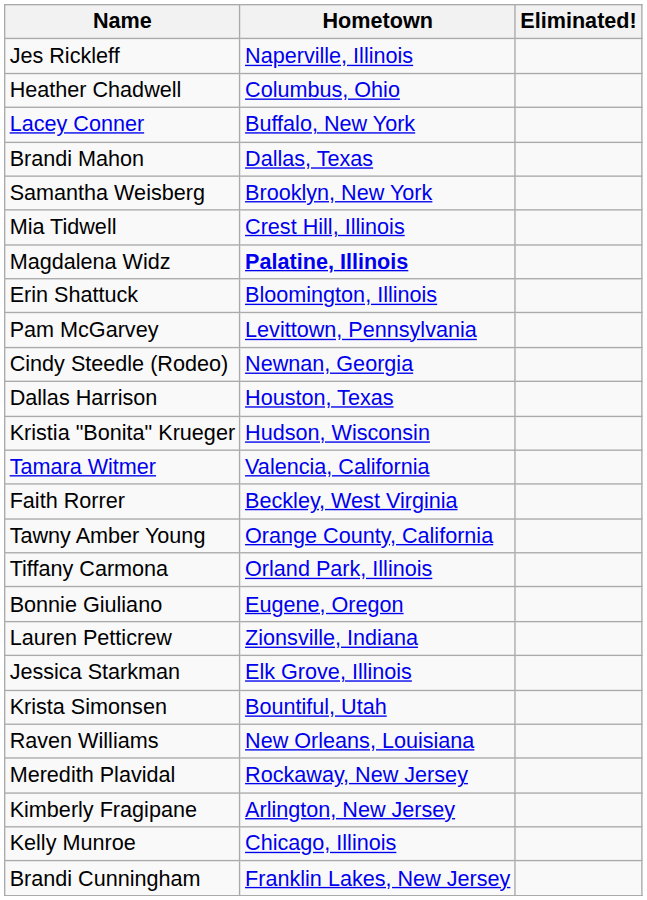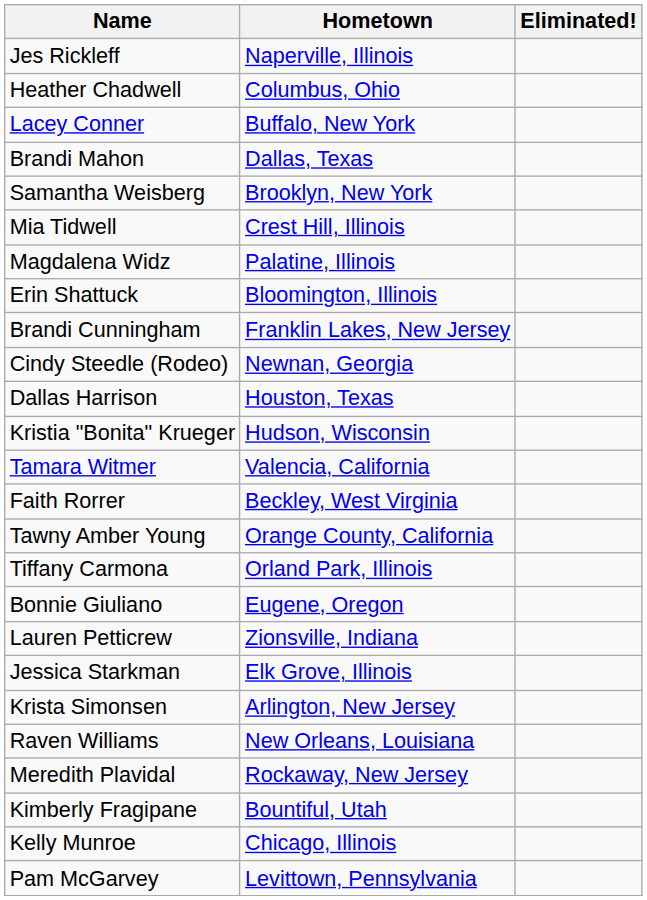(327, 261) bold -> (320, 261) normal
rows swapped: (105, 878) <-> (84, 329)
(316, 706) Bountiful, Utah -> (350, 706) Arlington, New Jersey
(350, 809) Arlington, New Jersey -> (316, 809) Bountiful, Utah
